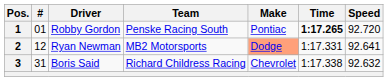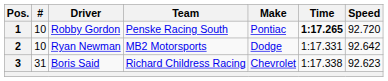(40, 30) 01 -> (40, 30) 10
(40, 47) 12 -> (40, 47) 10
(266, 47) lightsalmon background -> (266, 47) no background
(364, 47) 92.641 -> (364, 47) 92.642
(364, 63) 92.632 -> (364, 63) 92.623
